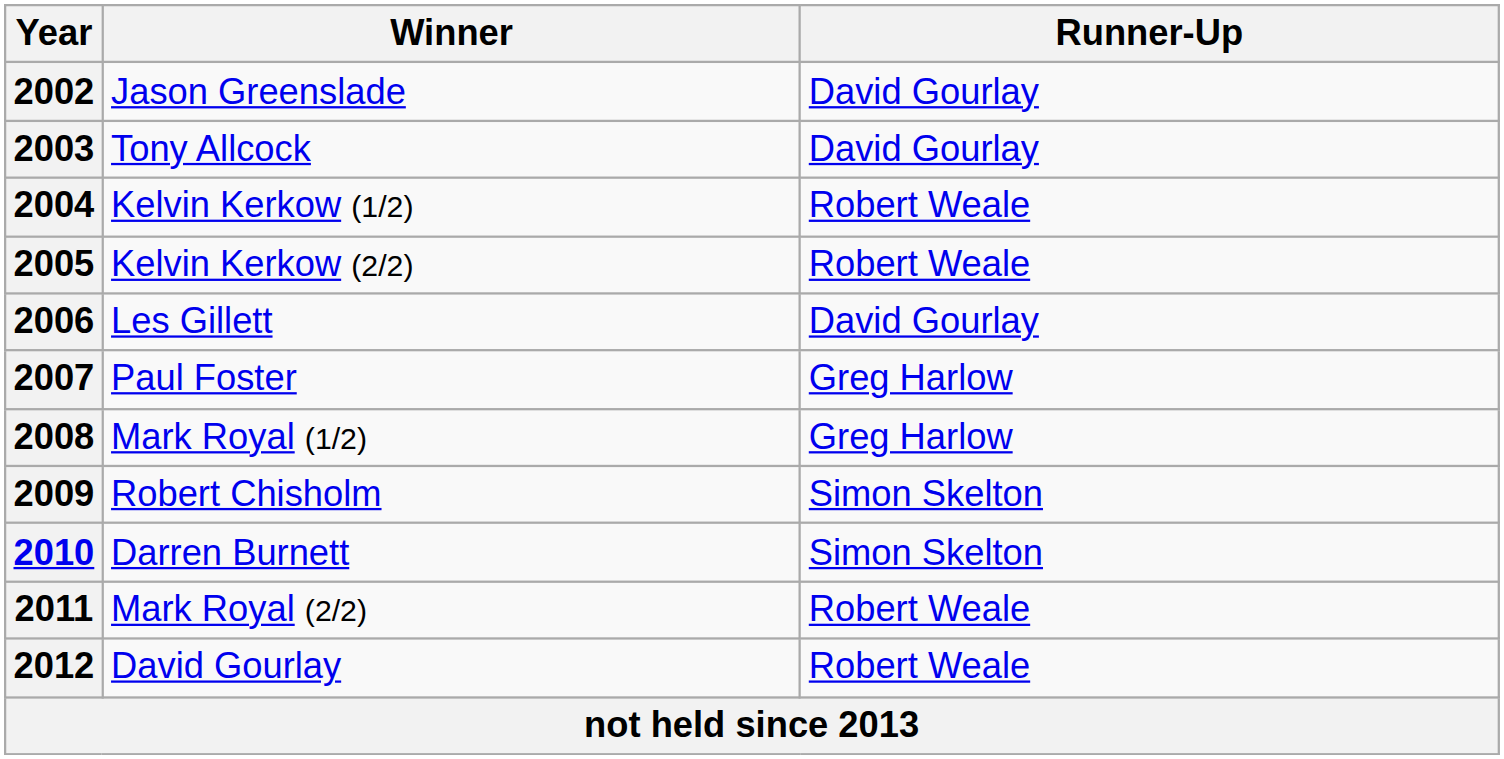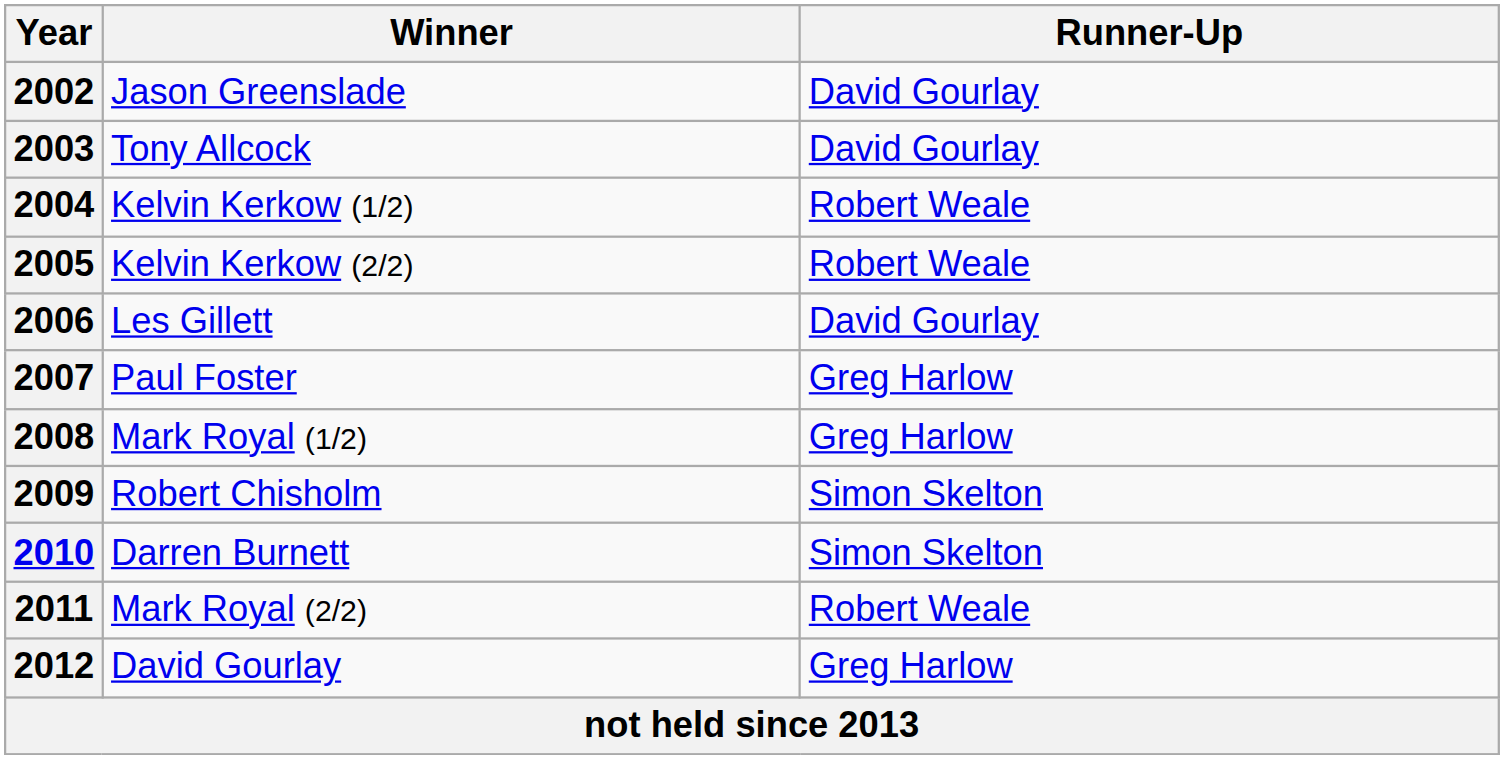(919, 666) Robert Weale -> (911, 666) Greg Harlow
